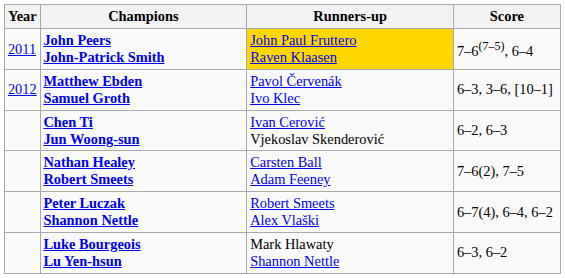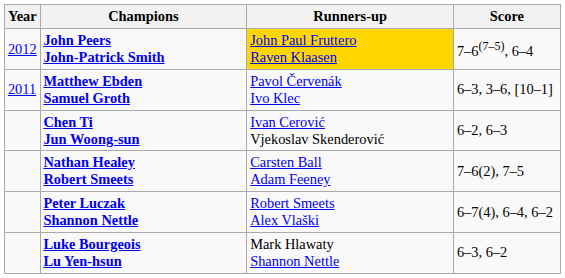(22, 49) 2011 -> (22, 49) 2012
(22, 89) 2012 -> (22, 89) 2011
